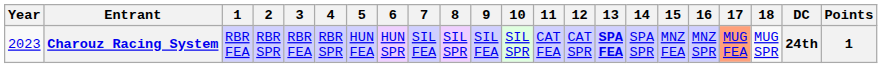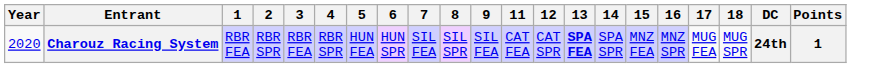- column: (517, 15)
(24, 44) 2023 -> (24, 44) 2020
(735, 44) lightsalmon background -> (704, 44) no background
